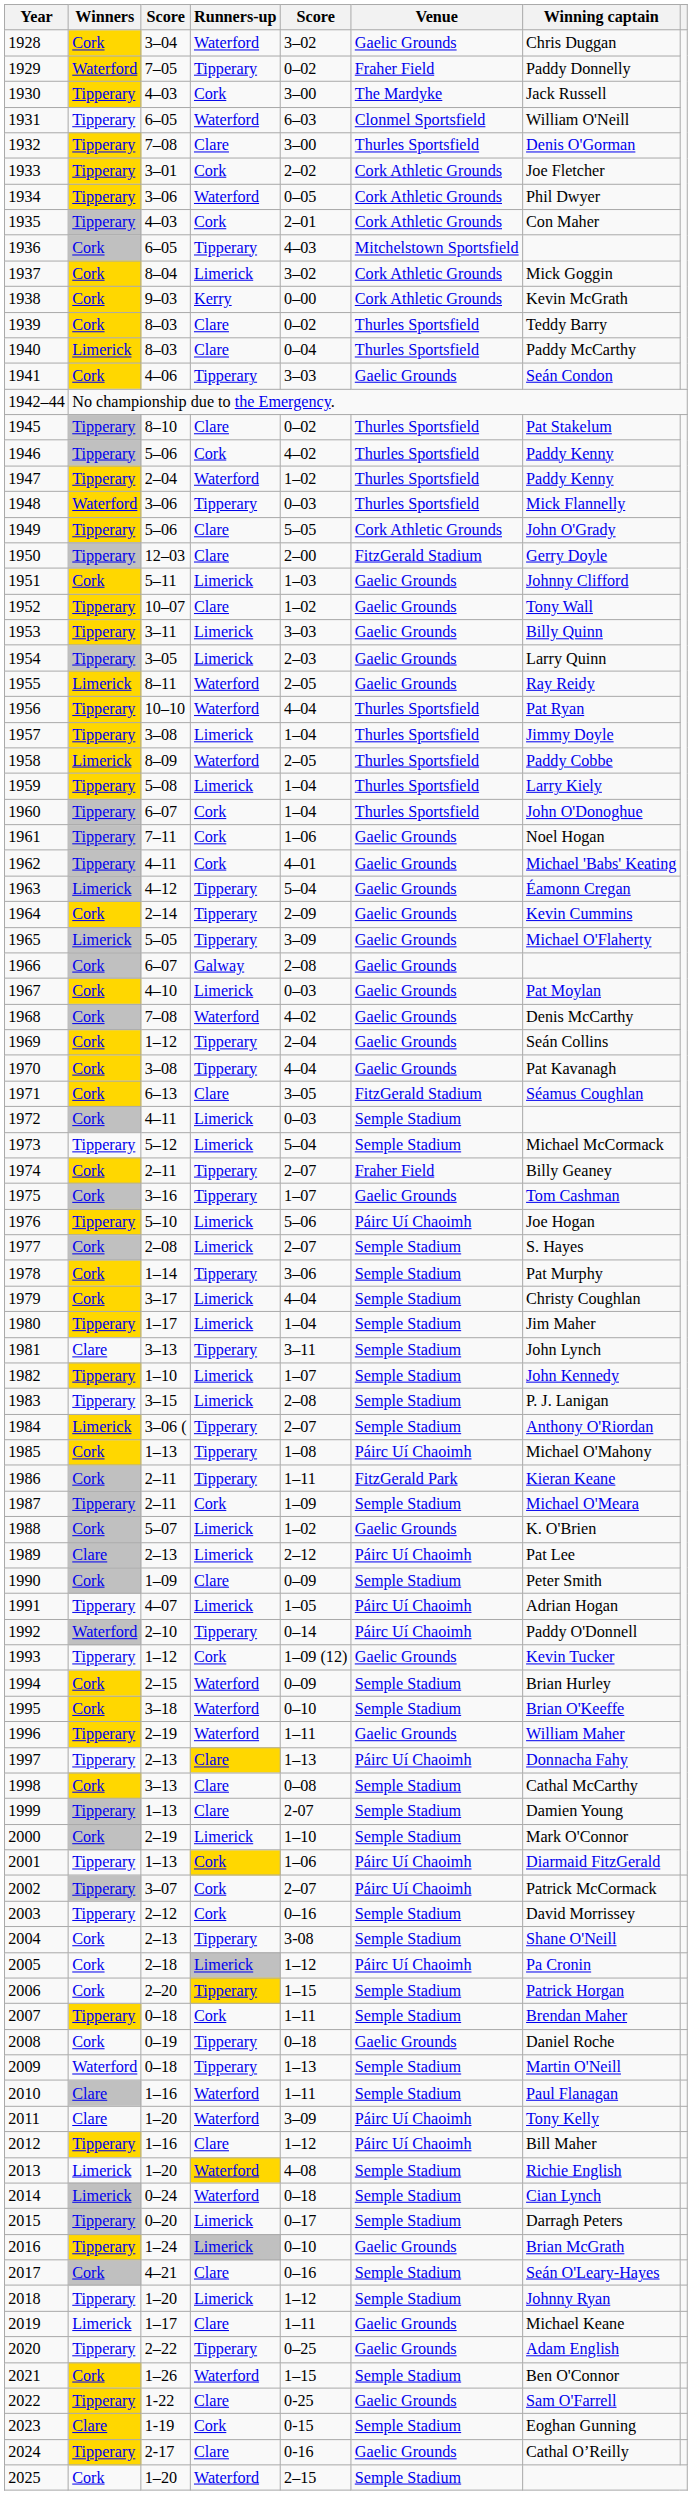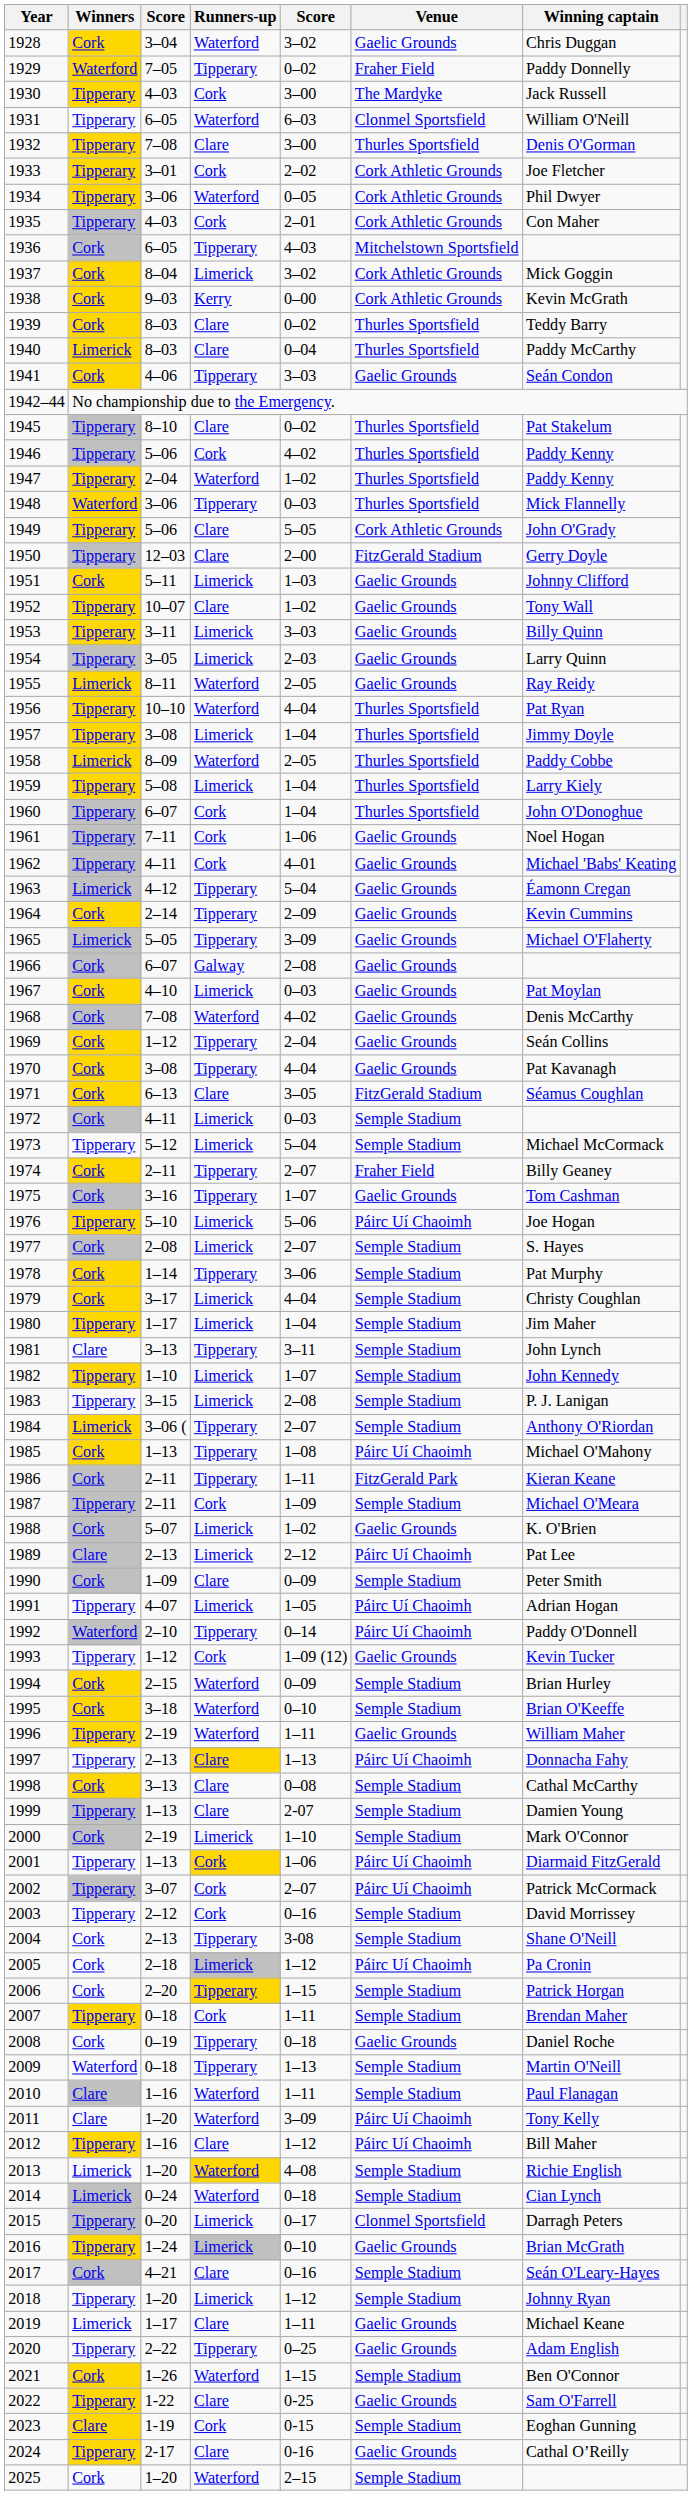(408, 2221) Semple Stadium -> (420, 2221) Clonmel Sportsfield
